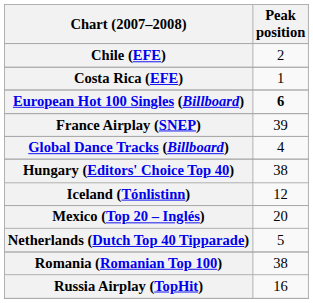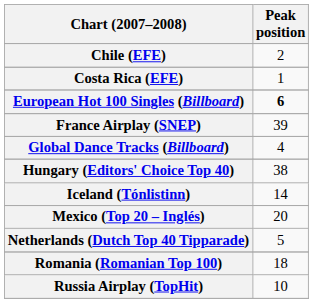(281, 194) 12 -> (281, 194) 14
(281, 263) 38 -> (281, 263) 18
(281, 286) 16 -> (281, 286) 10
